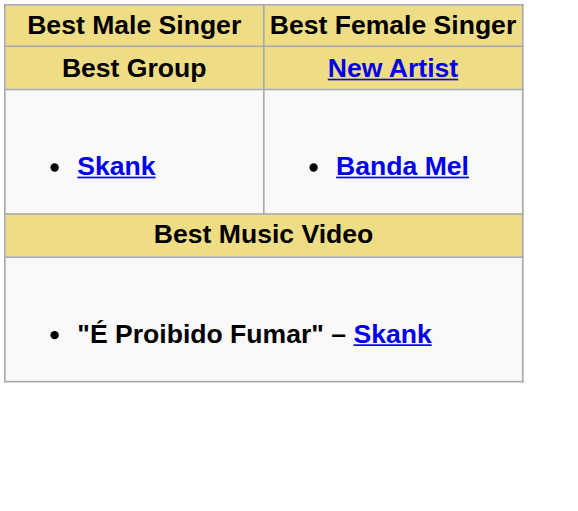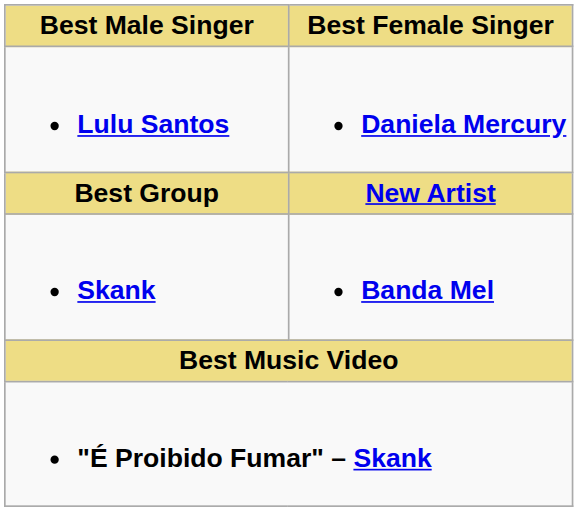+ row: (147, 124)
